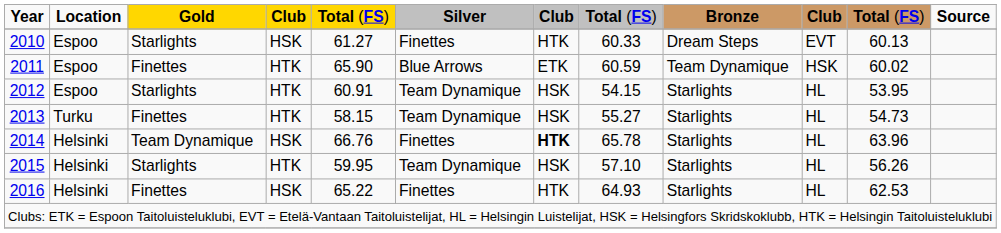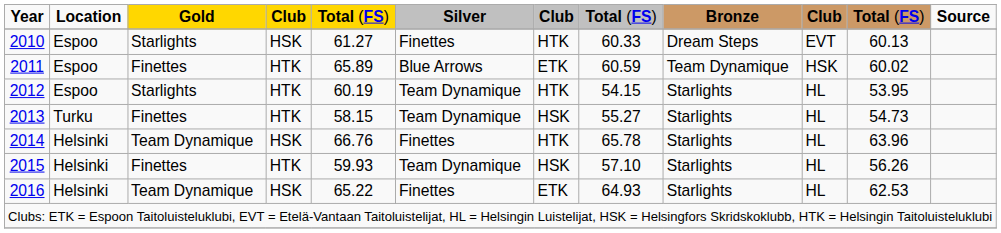(353, 66) 65.90 -> (353, 66) 65.89
(353, 91) 60.91 -> (353, 91) 60.19
(554, 91) HSK -> (553, 91) HTK
(554, 141) bold -> (553, 141) normal
(164, 166) Starlights -> (159, 166) Finettes
(353, 166) 59.95 -> (353, 166) 59.93
(159, 191) Finettes -> (192, 191) Team Dynamique
(553, 191) HTK -> (553, 191) ETK
